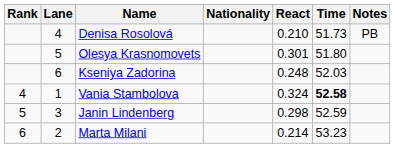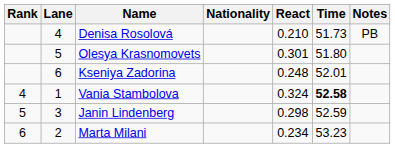(331, 73) 52.03 -> (331, 73) 52.01
(293, 133) 0.214 -> (293, 133) 0.234
